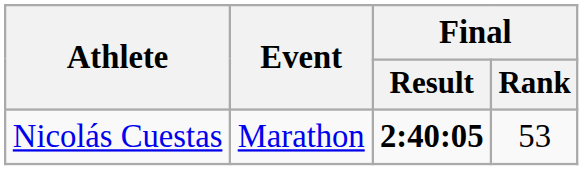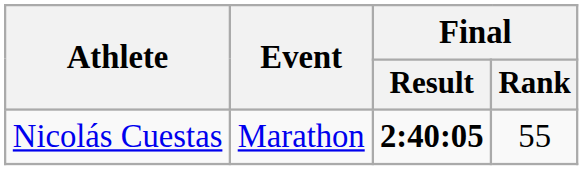(535, 136) 53 -> (535, 136) 55
